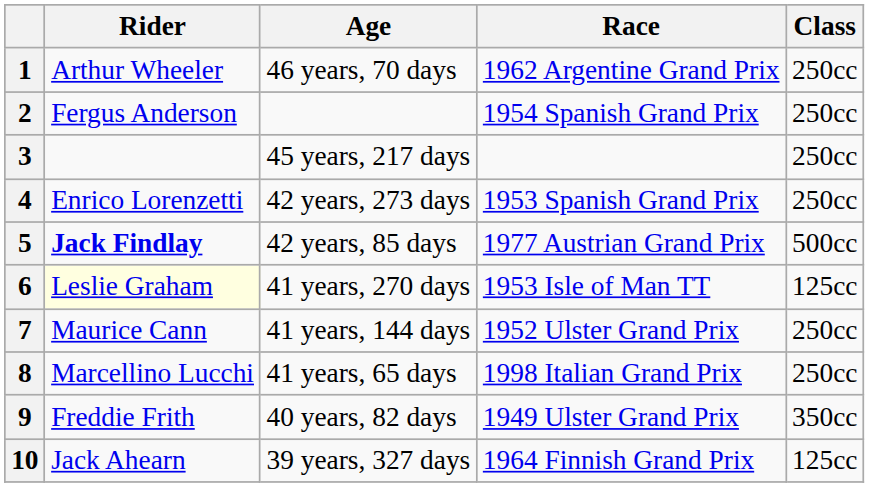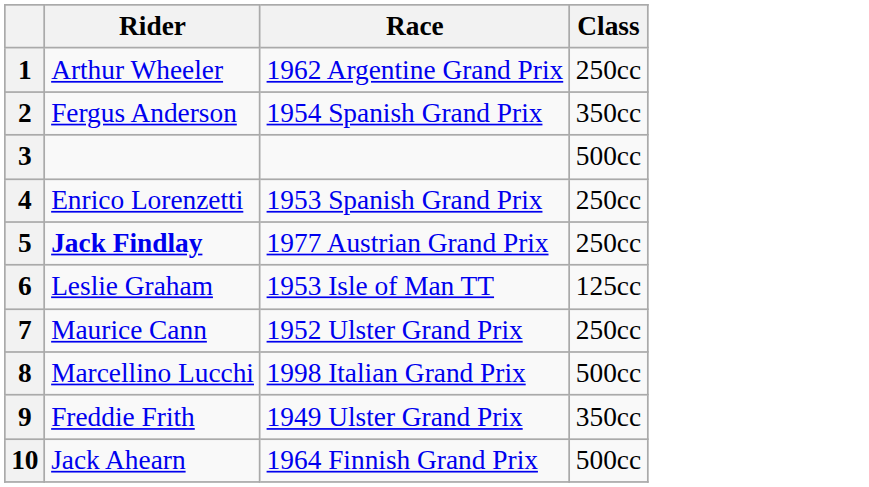- column: (368, 26)
(825, 112) 250cc -> (608, 112) 350cc
(825, 156) 250cc -> (608, 156) 500cc
(825, 243) 500cc -> (608, 243) 250cc
(132, 286) lightyellow background -> (132, 286) no background
(825, 373) 250cc -> (608, 373) 500cc
(825, 460) 125cc -> (608, 460) 500cc
